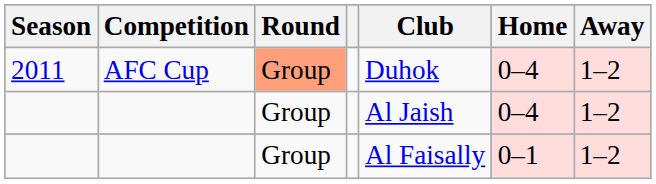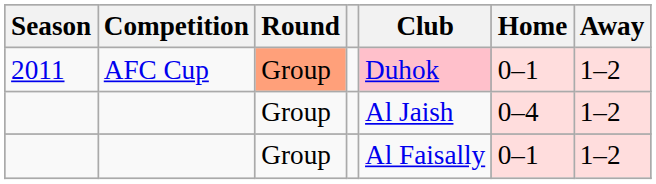(402, 69) no background -> (402, 69) pink background
(518, 69) 0–4 -> (518, 69) 0–1
